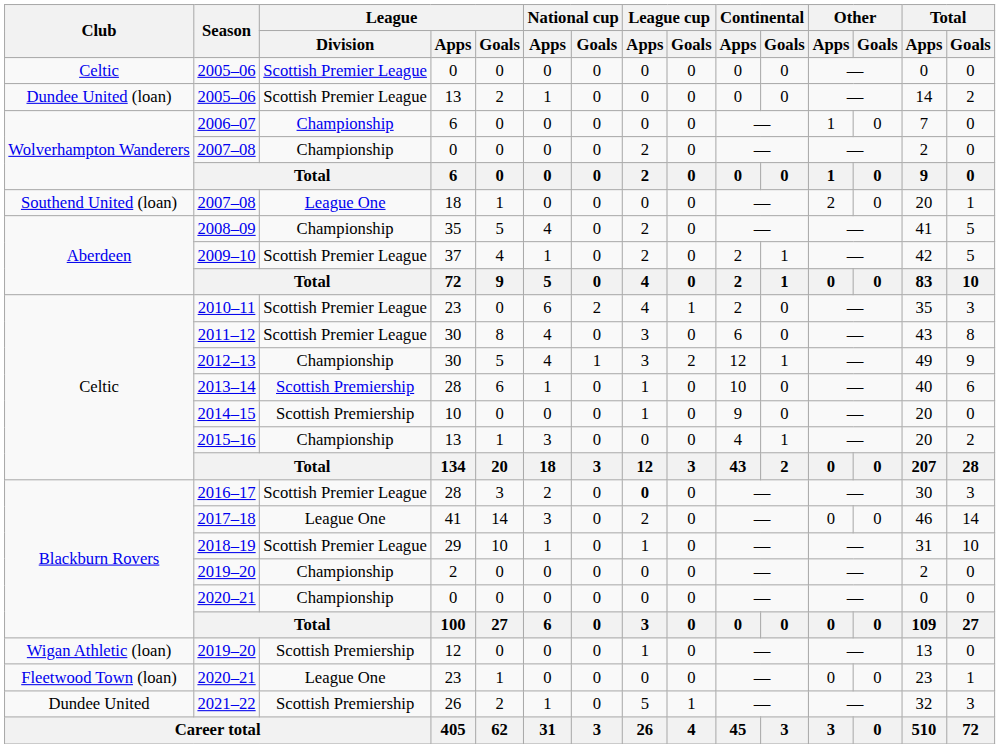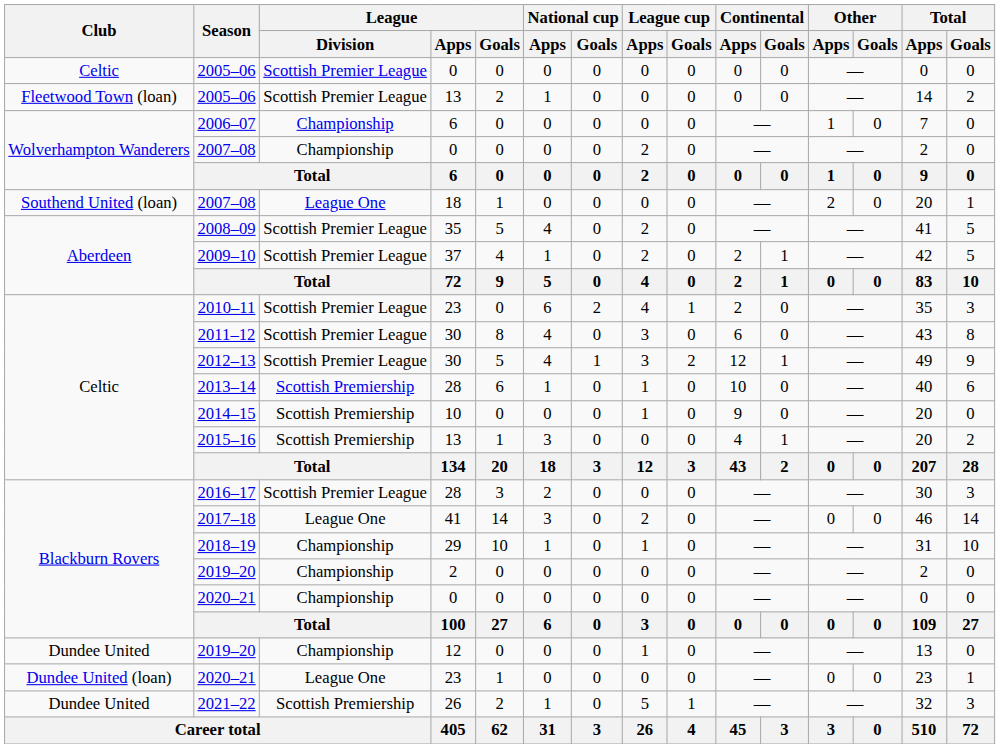(99, 96) Dundee United (loan) -> (99, 96) Fleetwood Town (loan)
(345, 228) Championship -> (345, 228) Scottish Premier League
(345, 360) Championship -> (345, 360) Scottish Premier League
(345, 439) Championship -> (345, 439) Scottish Premiership
(645, 492) bold -> (645, 492) normal
(345, 545) Scottish Premier League -> (345, 545) Championship
(99, 651) Wigan Athletic (loan) -> (99, 651) Dundee United
(345, 651) Scottish Premiership -> (345, 651) Championship
(99, 677) Fleetwood Town (loan) -> (99, 677) Dundee United (loan)
